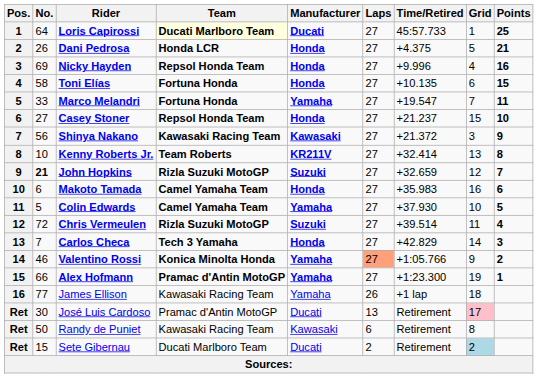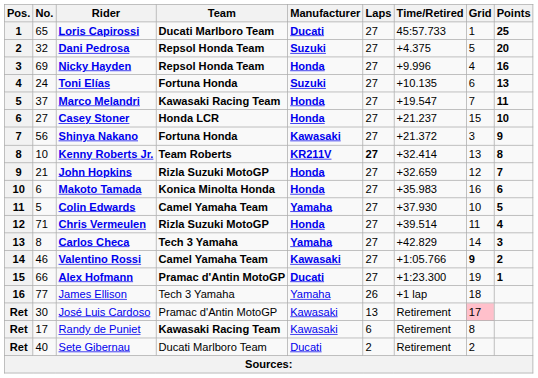(42, 31) 64 -> (42, 31) 65
(216, 31) lightyellow background -> (216, 31) no background
(42, 48) 26 -> (42, 48) 32
(189, 48) Honda LCR -> (211, 48) Repsol Honda Team
(307, 48) Honda -> (308, 48) Suzuki
(503, 48) 21 -> (503, 48) 20
(42, 84) 58 -> (42, 84) 24
(307, 84) Honda -> (308, 84) Suzuki
(503, 84) 15 -> (503, 84) 13
(42, 101) 33 -> (42, 101) 37
(198, 101) Fortuna Honda -> (219, 101) Kawasaki Racing Team
(311, 101) Yamaha -> (307, 101) Honda
(211, 119) Repsol Honda Team -> (189, 119) Honda LCR
(219, 136) Kawasaki Racing Team -> (198, 136) Fortuna Honda
(372, 154) normal -> (372, 154) bold
(42, 171) bold -> (42, 171) normal
(308, 171) Suzuki -> (307, 171) Honda
(213, 189) Camel Yamaha Team -> (217, 189) Konica Minolta Honda
(42, 224) 72 -> (42, 224) 71
(308, 224) Suzuki -> (307, 224) Honda
(39, 242) 7 -> (39, 242) 8
(307, 242) Honda -> (311, 242) Yamaha
(217, 259) Konica Minolta Honda -> (213, 259) Camel Yamaha Team
(311, 259) Yamaha -> (315, 259) Kawasaki
(372, 259) lightsalmon background -> (372, 259) no background
(472, 259) normal -> (472, 259) bold
(311, 277) Yamaha -> (307, 277) Ducati
(216, 294) Kawasaki Racing Team -> (197, 294) Tech 3 Yamaha
(306, 312) Ducati -> (314, 312) Kawasaki
(42, 330) 50 -> (42, 330) 17
(216, 330) normal -> (219, 330) bold
(42, 347) 15 -> (42, 347) 40
(472, 347) lightblue background -> (472, 347) no background
